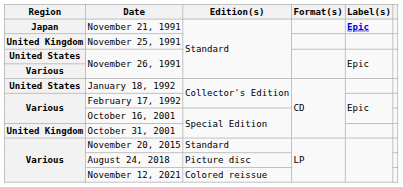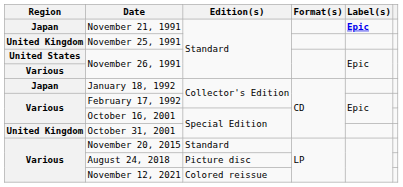(45, 86) United States -> (45, 86) Japan
